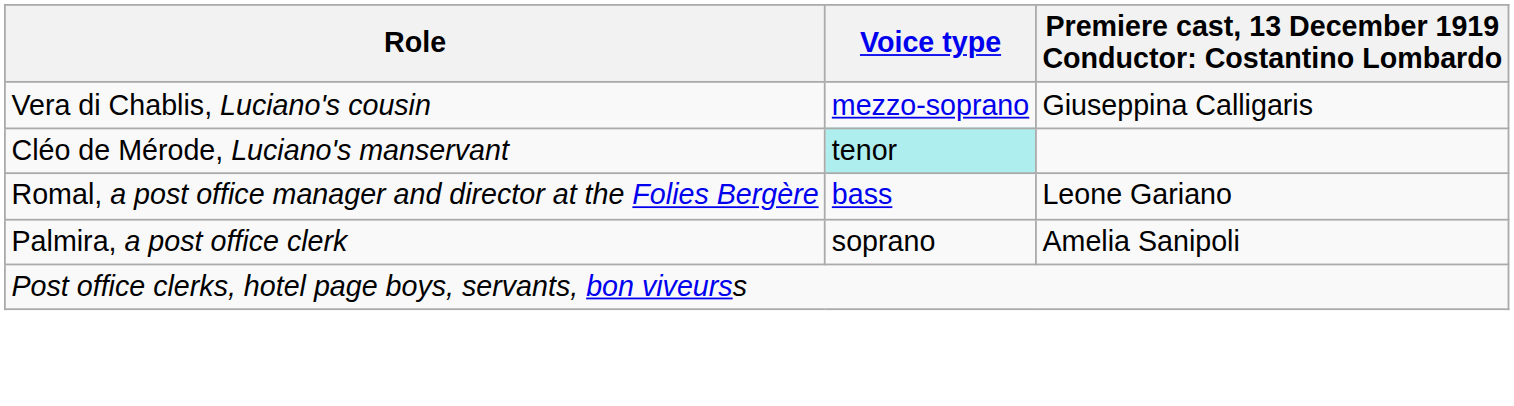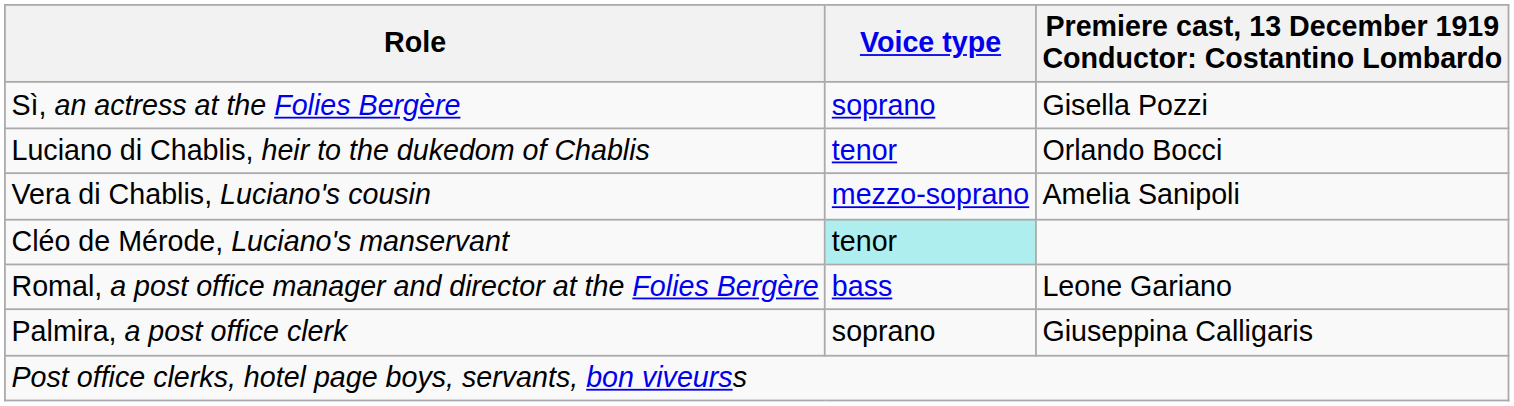+ row: (236, 104)
+ row: (331, 150)
(1178, 104) Giuseppina Calligaris -> (1141, 195) Amelia Sanipoli
(1141, 241) Amelia Sanipoli -> (1178, 331) Giuseppina Calligaris
